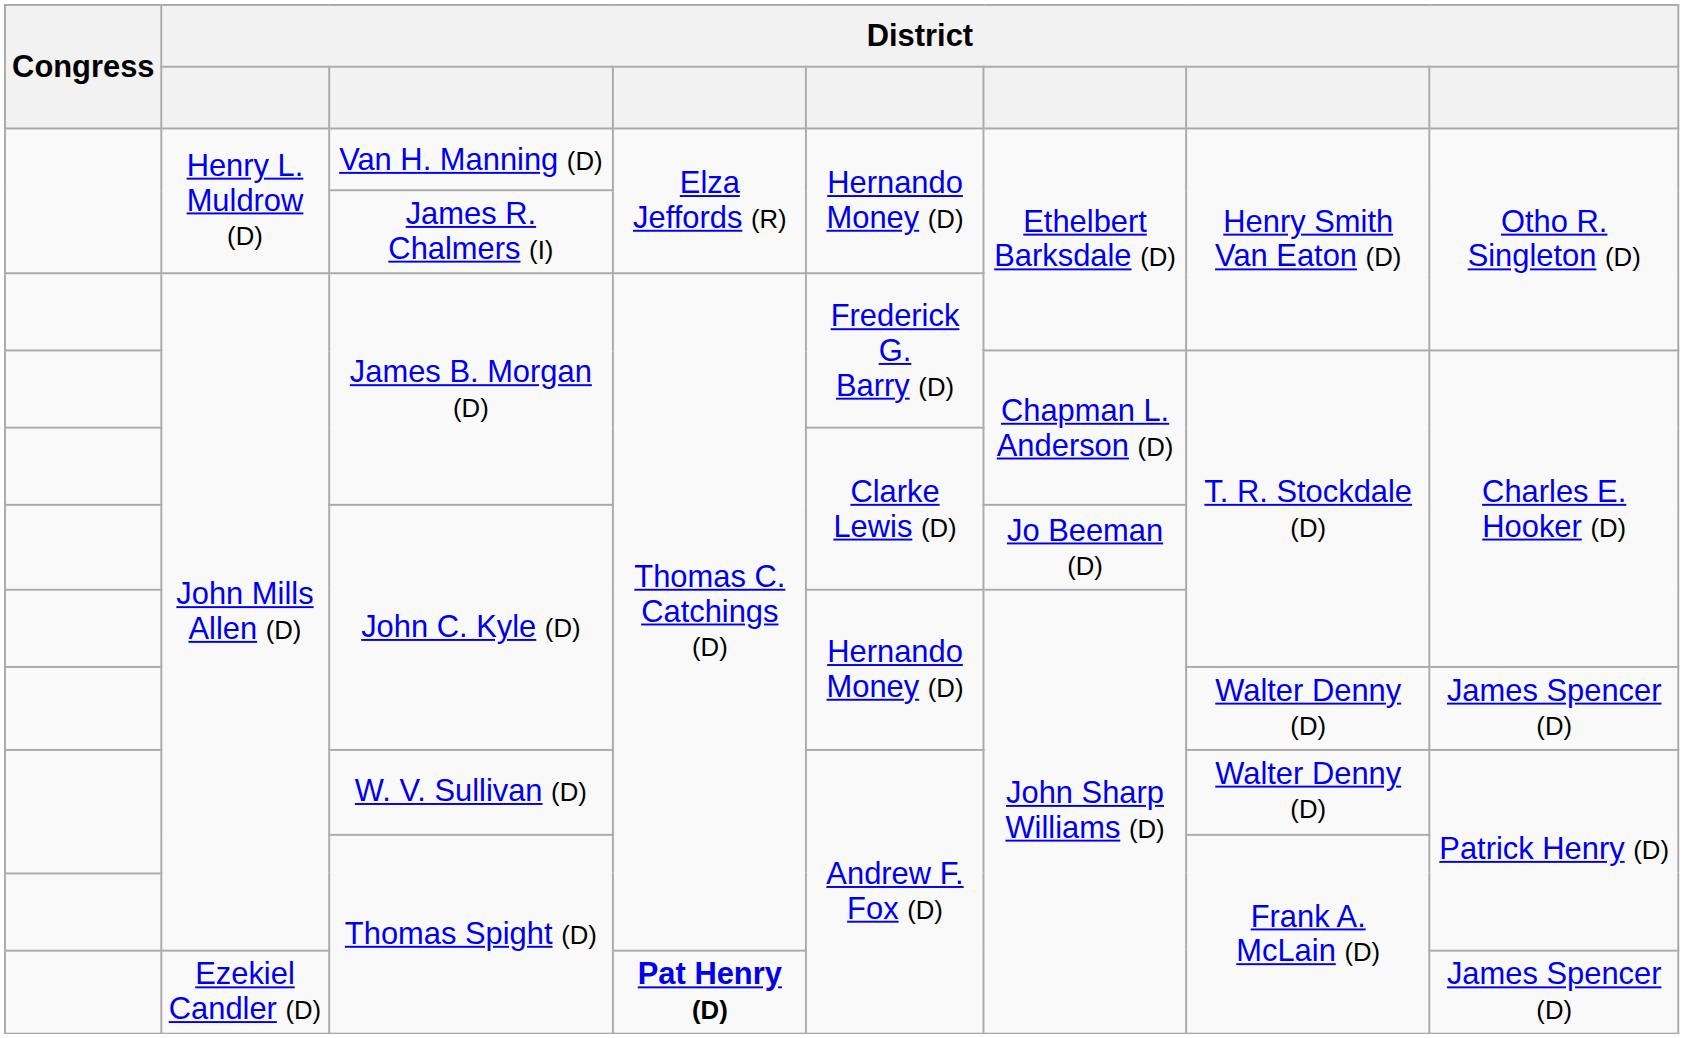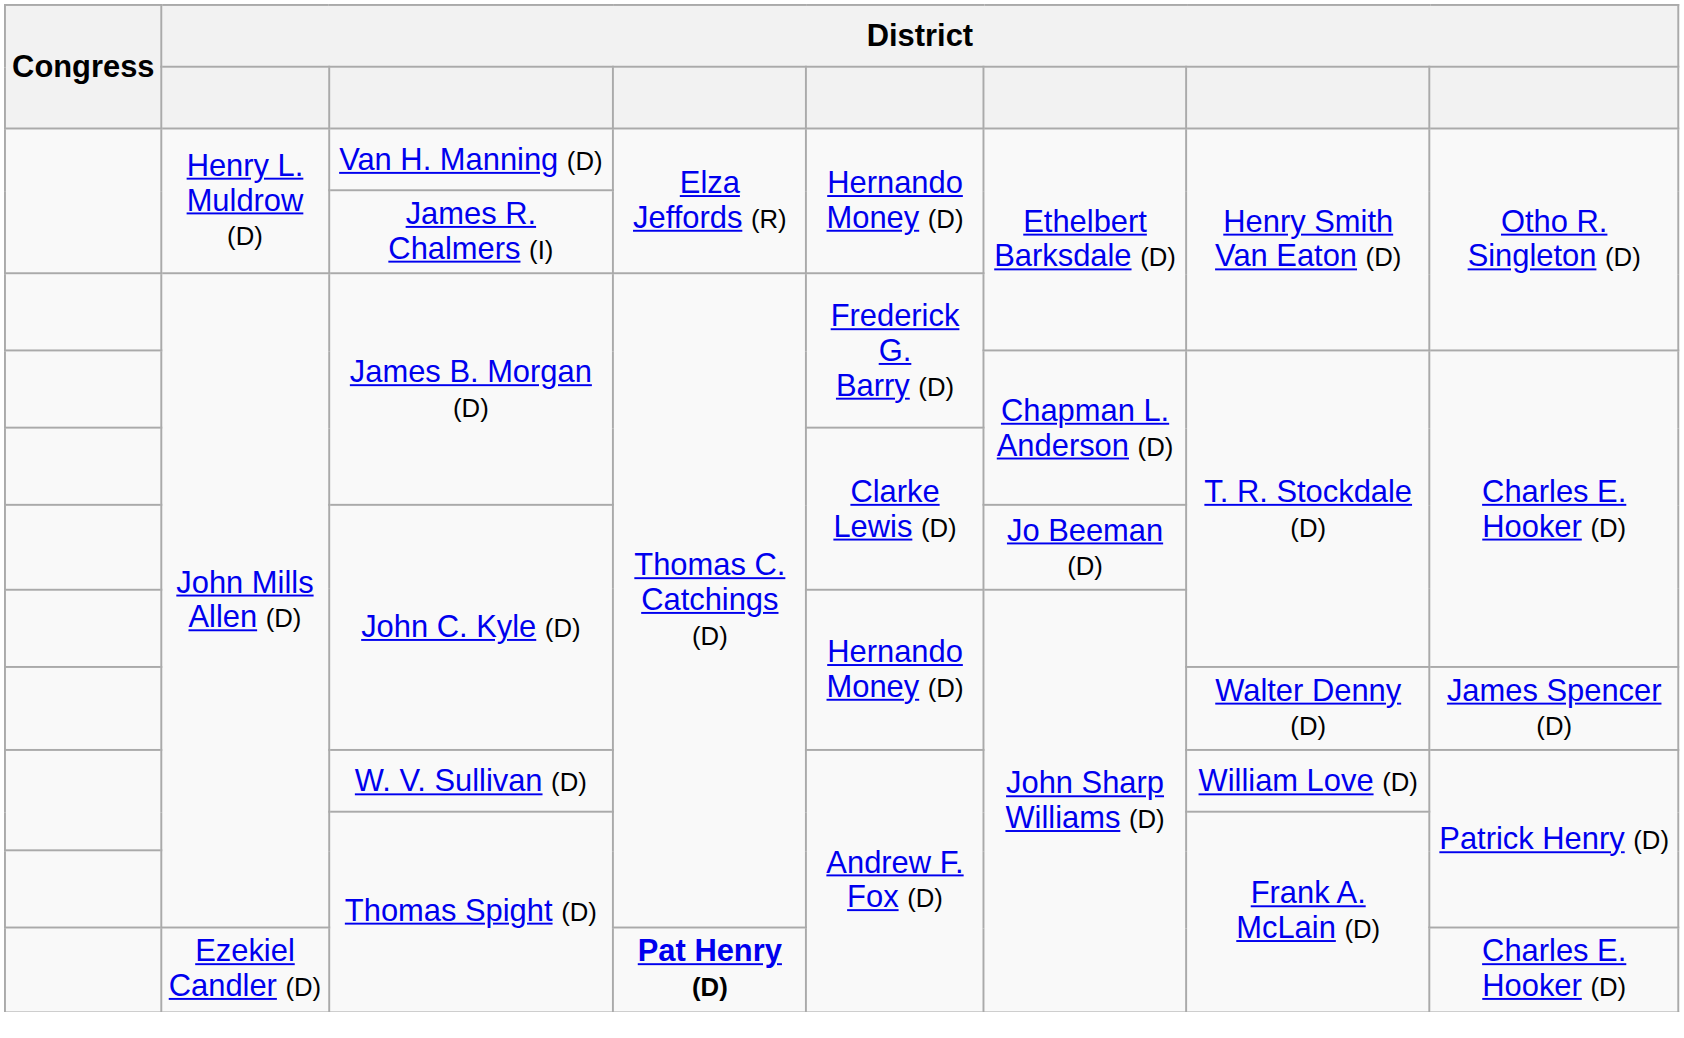(1308, 791) Walter Denny (D) -> (1308, 780) William Love (D)
(1554, 991) James Spencer (D) -> (1554, 969) Charles E. Hooker (D)
